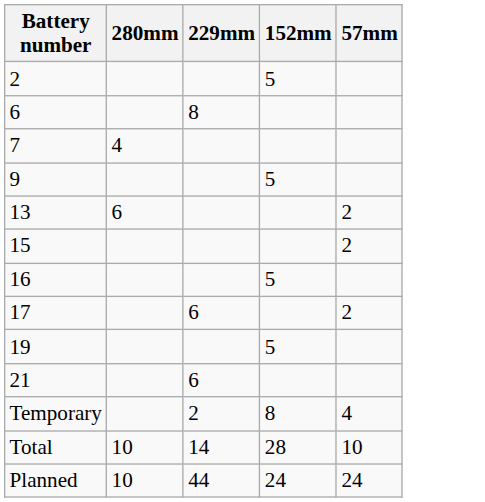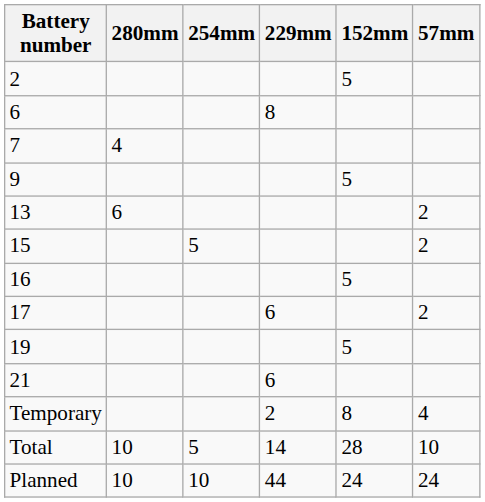+ column: (222, 33)
